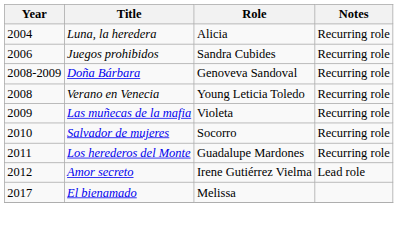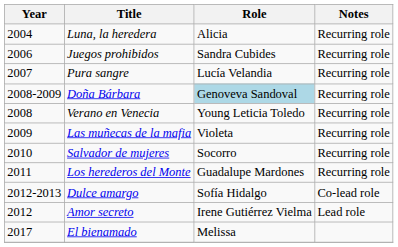+ row: (98, 73)
(247, 73) no background -> (247, 93) lightblue background
+ row: (103, 192)
